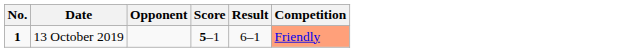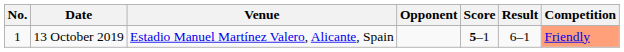+ column: (262, 15)
(17, 36) bold -> (17, 36) normal
